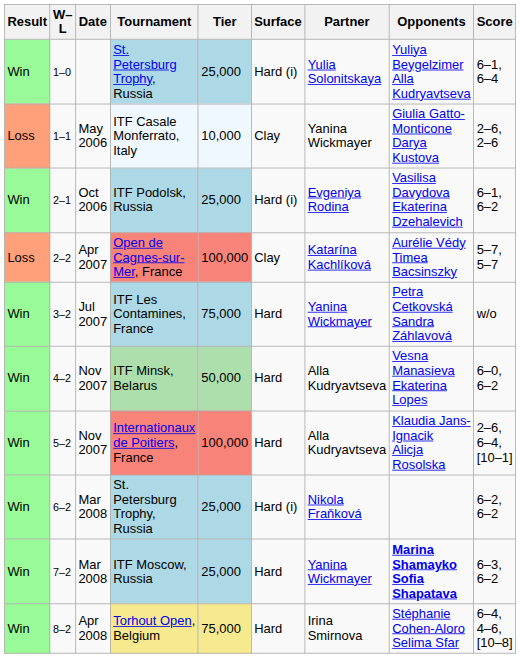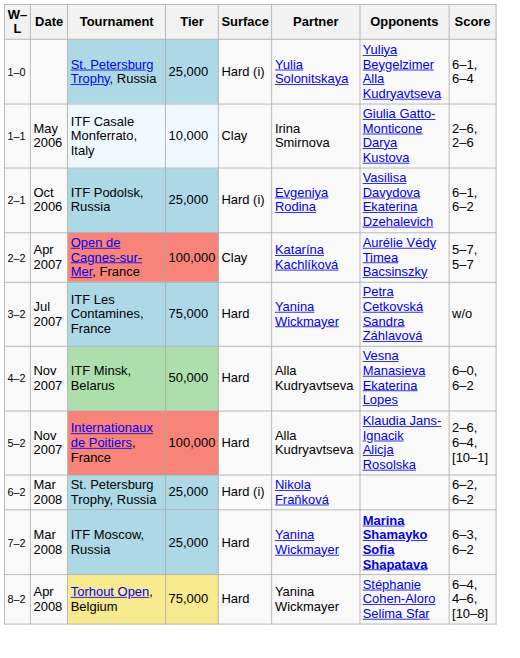- column: (27, 22)
(340, 136) Yanina Wickmayer -> (302, 136) Irina Smirnova
(335, 628) Irina Smirnova -> (307, 599) Yanina Wickmayer
